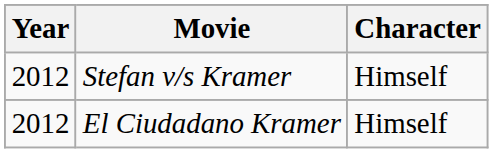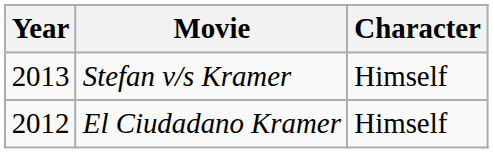(41, 76) 2012 -> (41, 76) 2013
